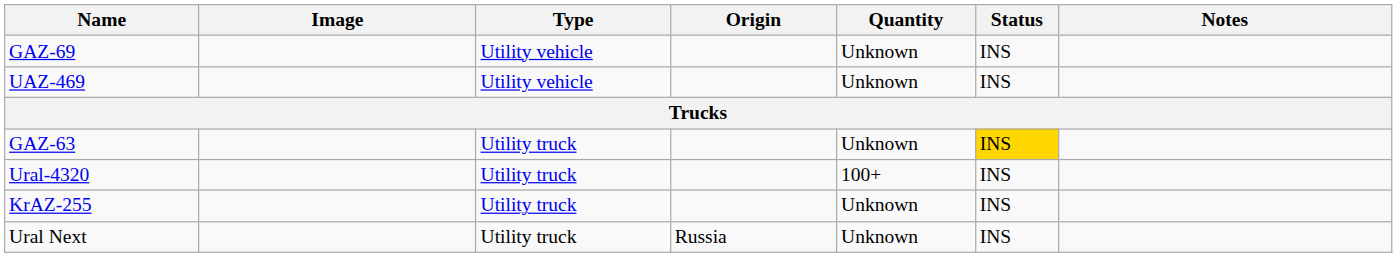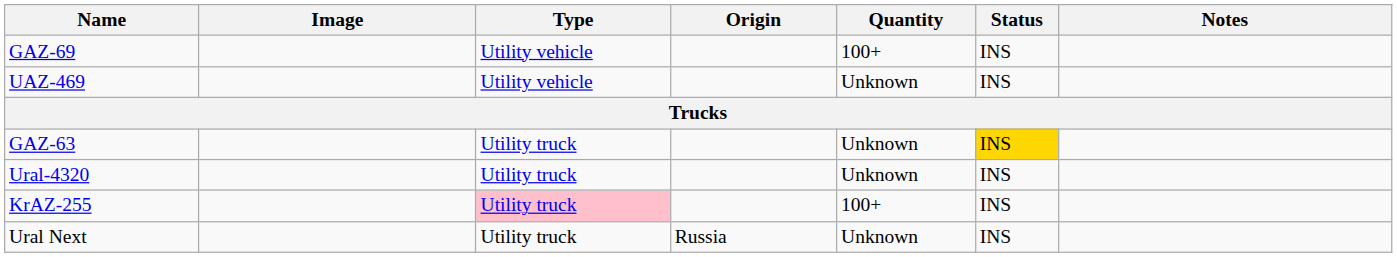(880, 50) Unknown -> (861, 50) 100+
(861, 174) 100+ -> (880, 174) Unknown
(529, 205) no background -> (529, 205) pink background
(880, 205) Unknown -> (861, 205) 100+
